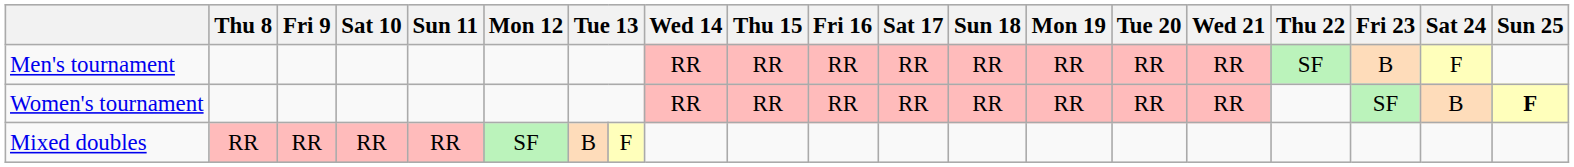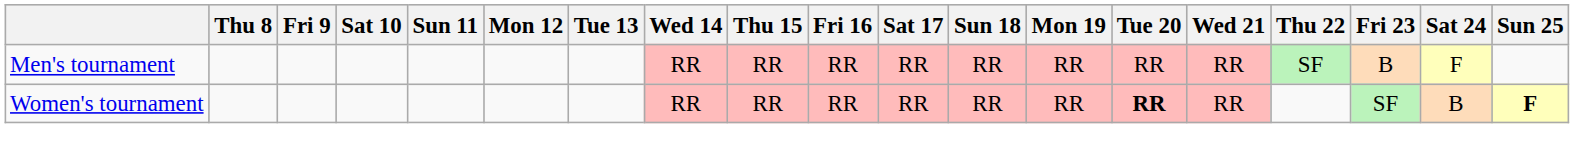(1149, 103) normal -> (1149, 103) bold
- row: (78, 143)
